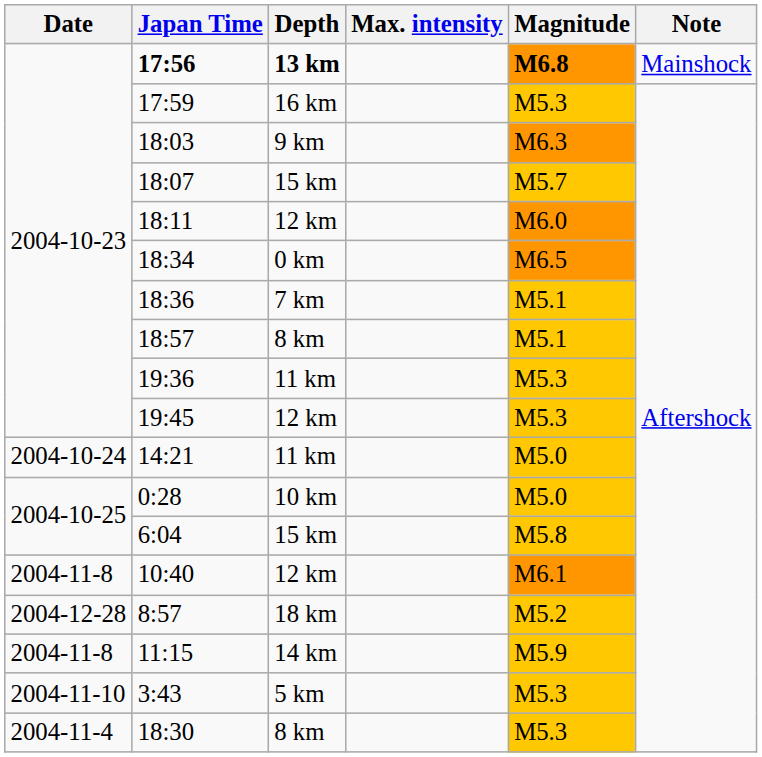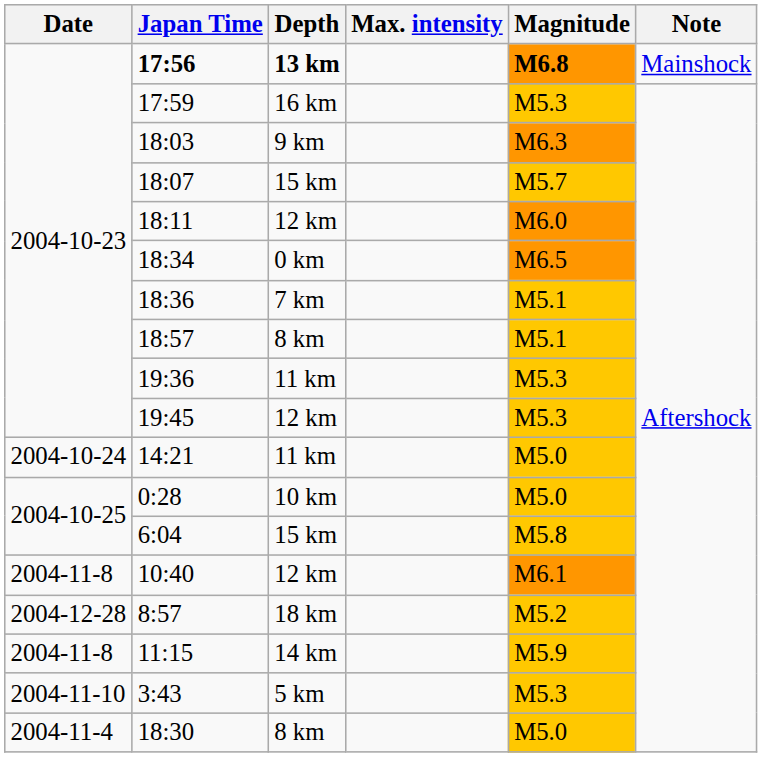(541, 732) M5.3 -> (541, 732) M5.0
